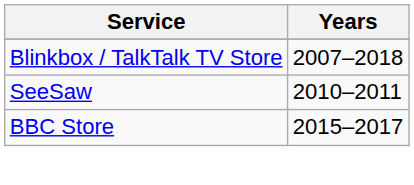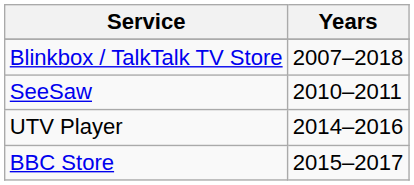+ row: (66, 127)
